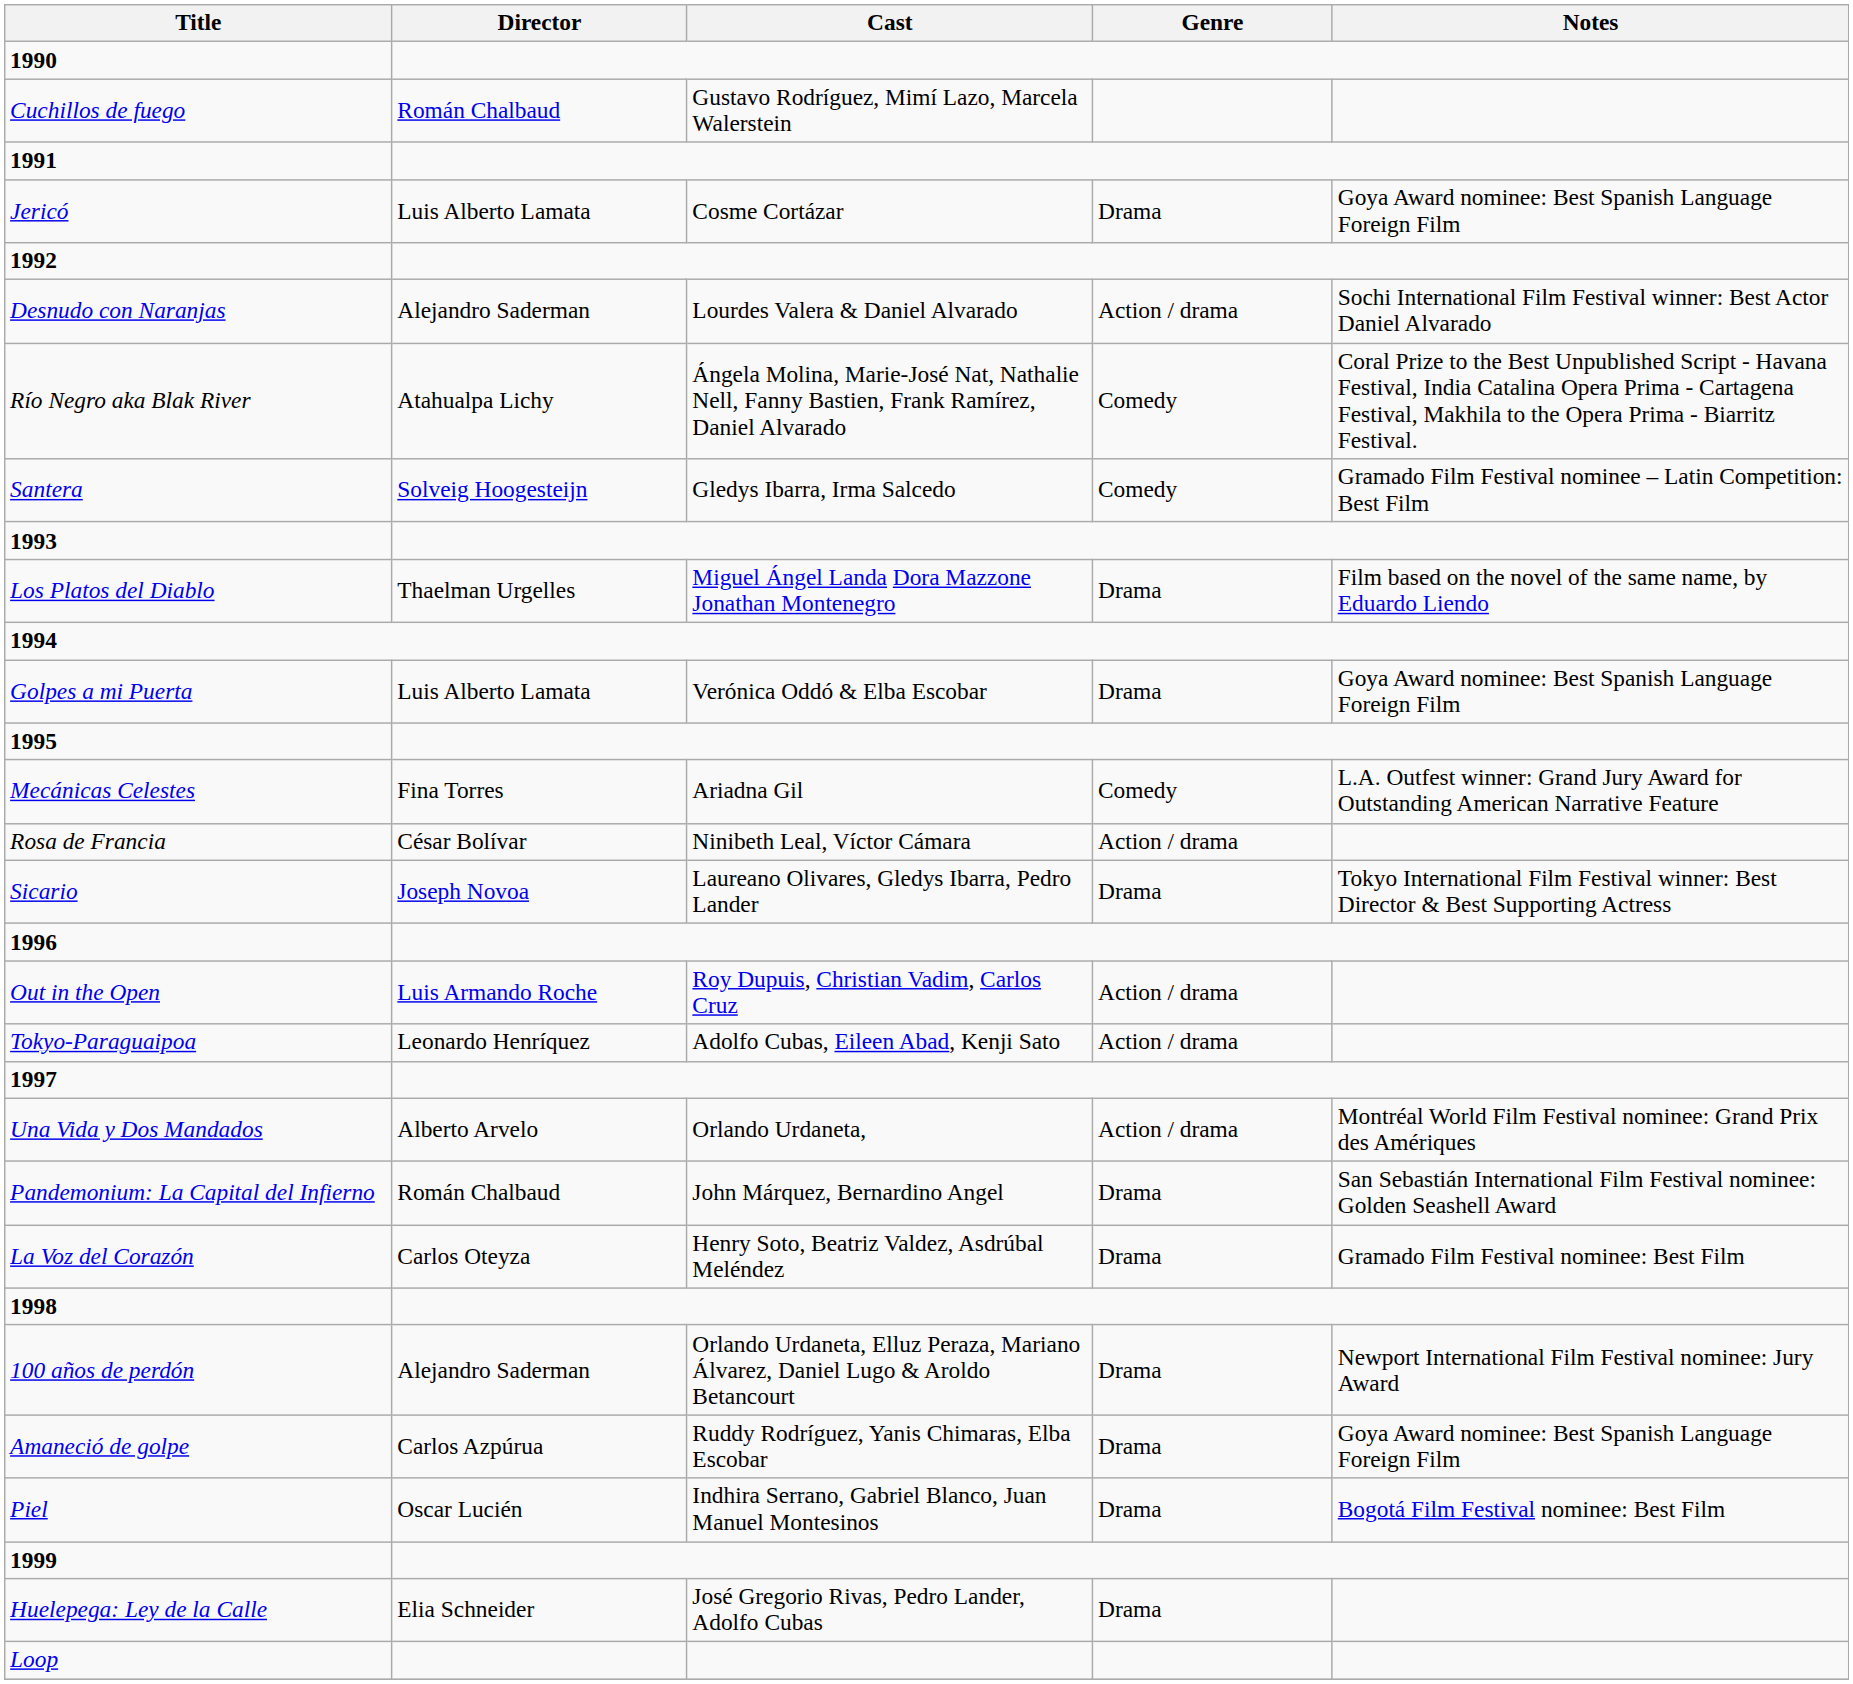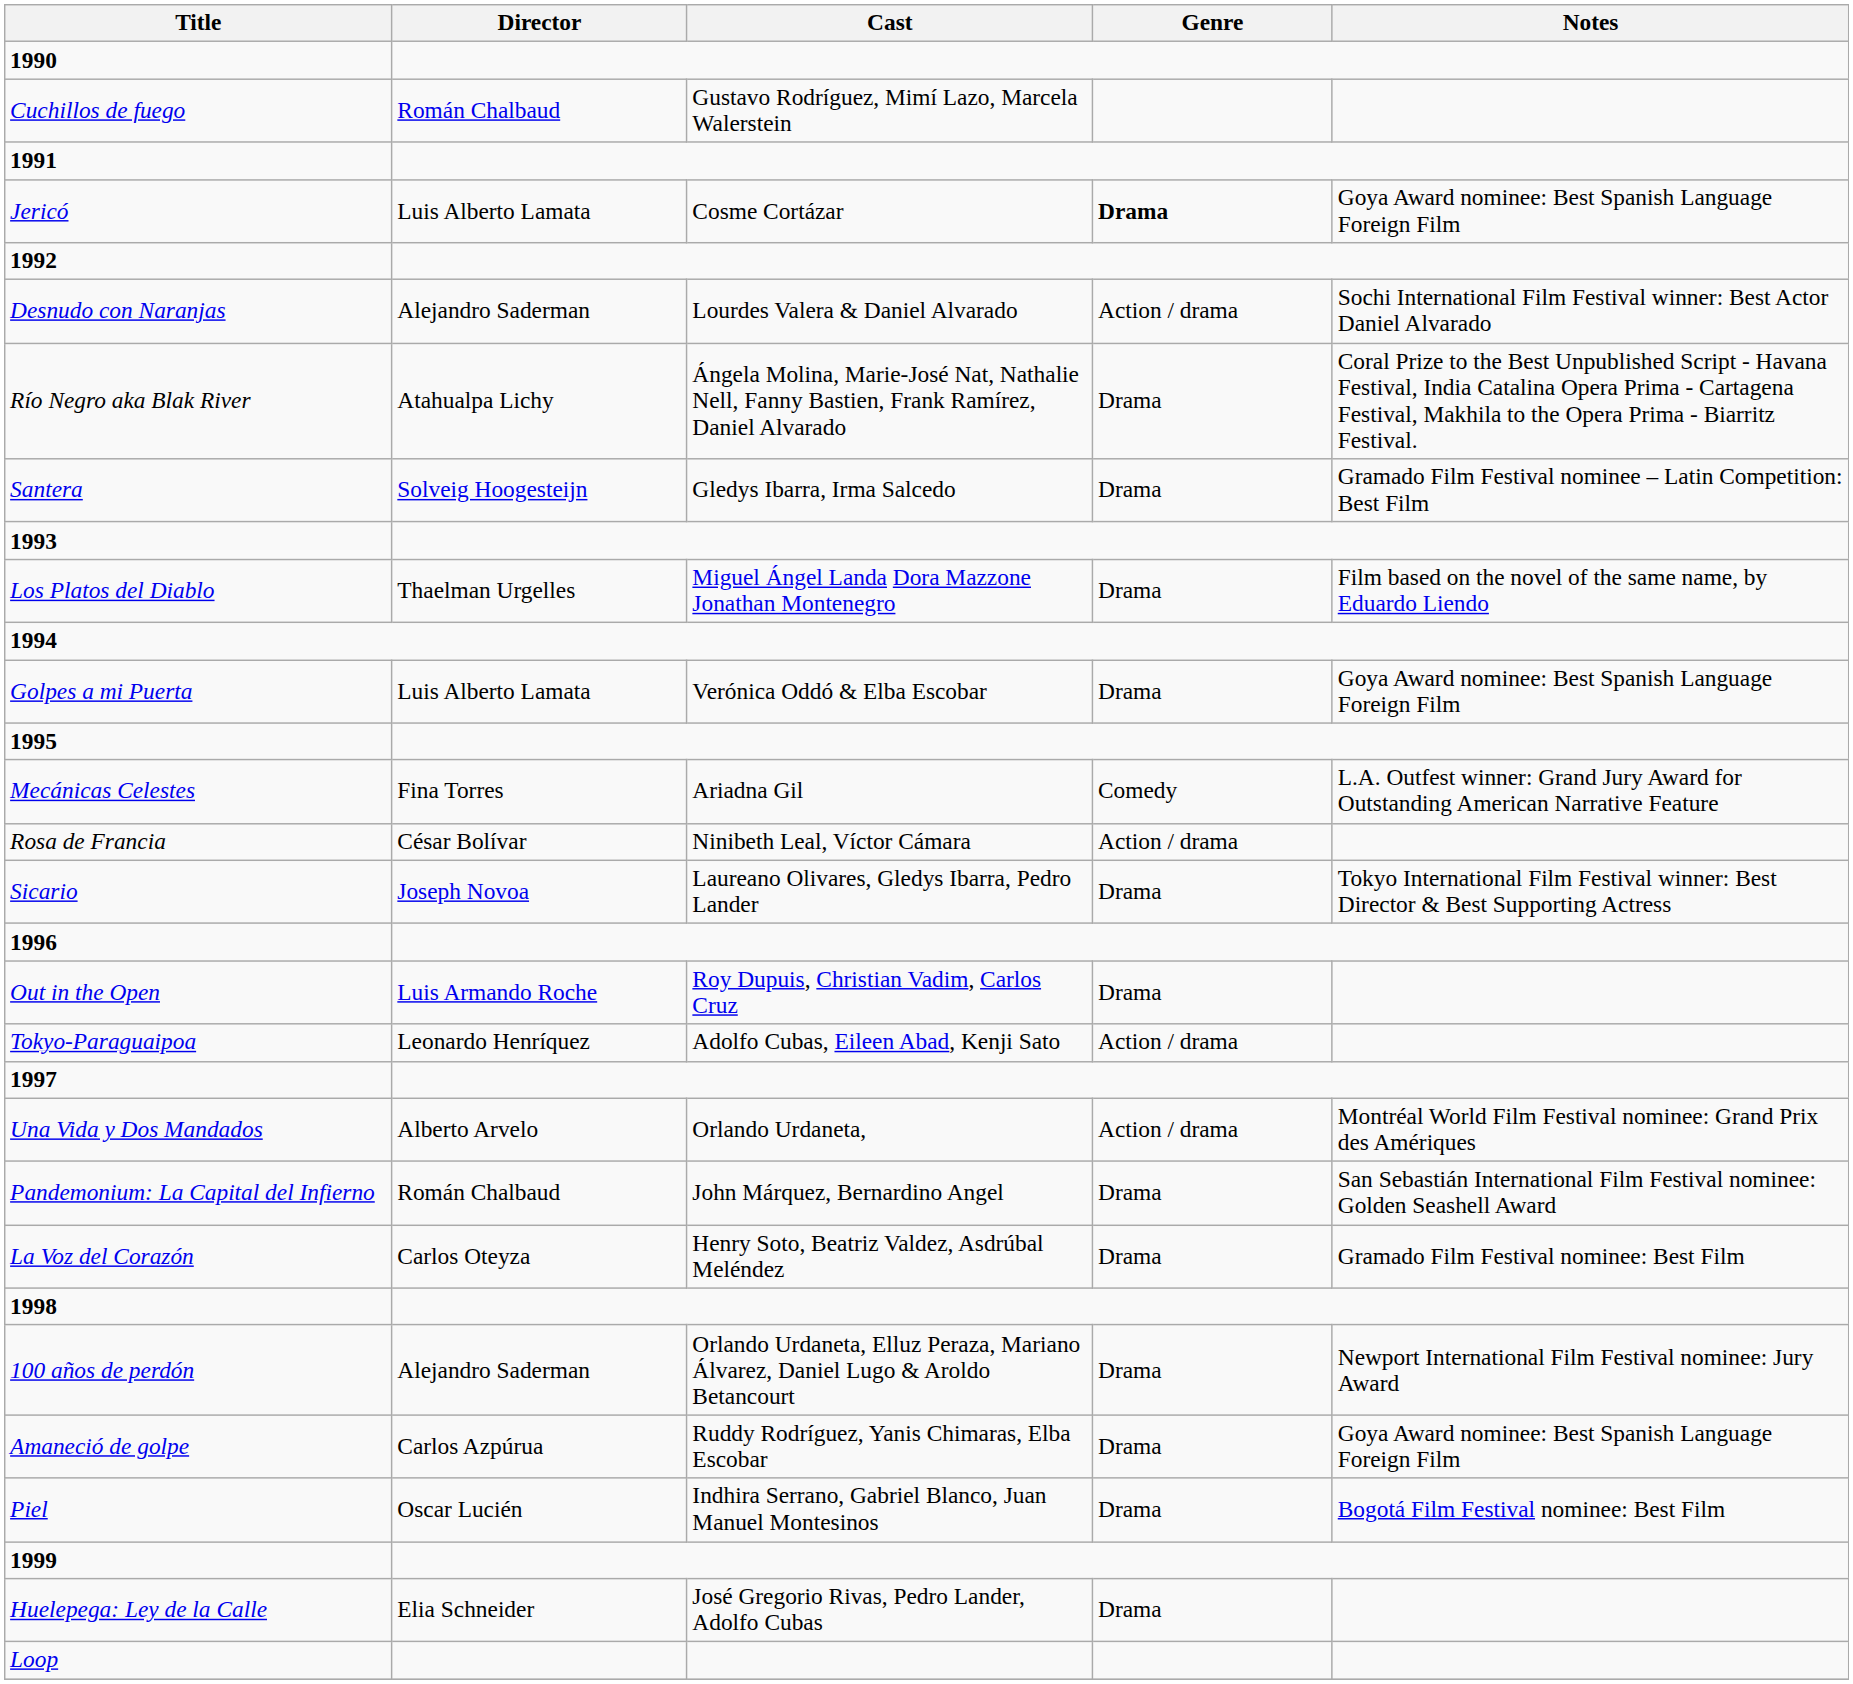(1130, 210) normal -> (1133, 210) bold
(1138, 400) Comedy -> (1130, 400) Drama
(1138, 490) Comedy -> (1130, 490) Drama
(1168, 992) Action / drama -> (1130, 992) Drama
